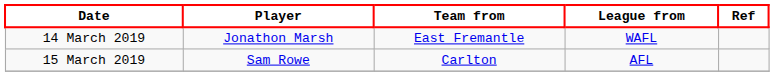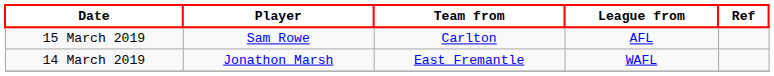rows swapped: (94, 39) <-> (94, 60)
